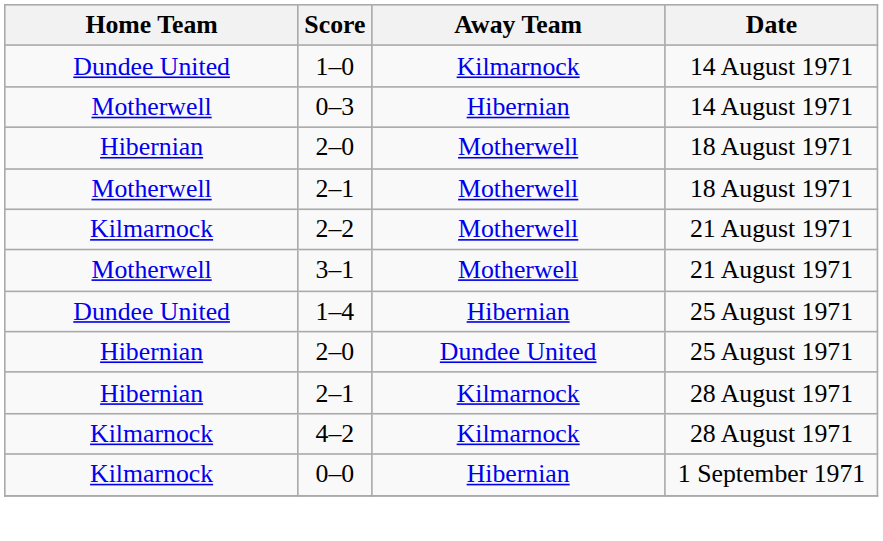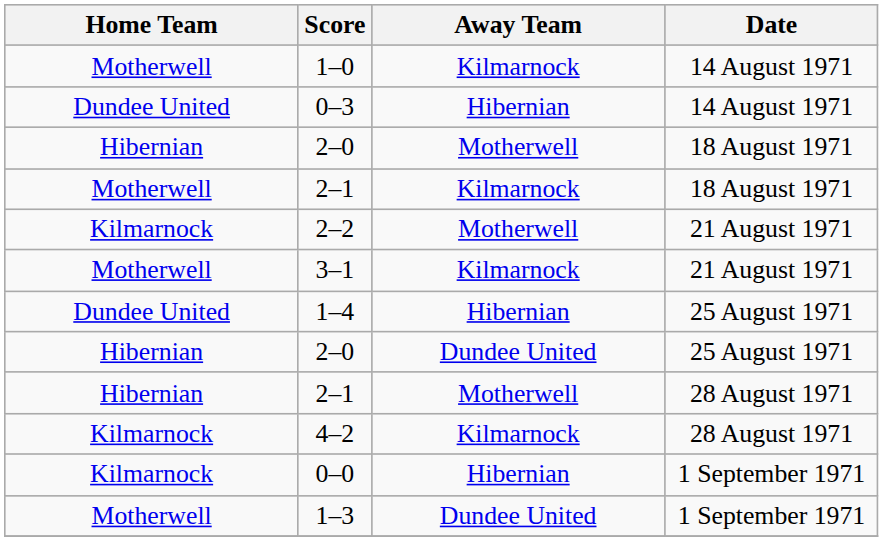(152, 65) Dundee United -> (152, 65) Motherwell
(152, 106) Motherwell -> (152, 106) Dundee United
(518, 188) Motherwell -> (518, 188) Kilmarnock
(518, 270) Motherwell -> (518, 270) Kilmarnock
(518, 392) Kilmarnock -> (518, 392) Motherwell
+ row: (335, 515)
